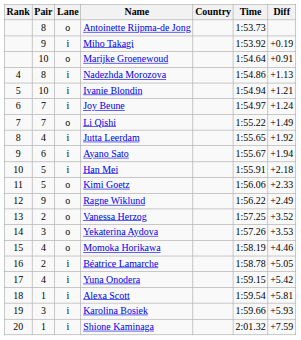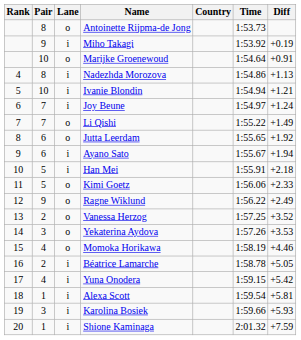(43, 138) 4 -> (43, 138) 6
(68, 138) i -> (68, 138) o
